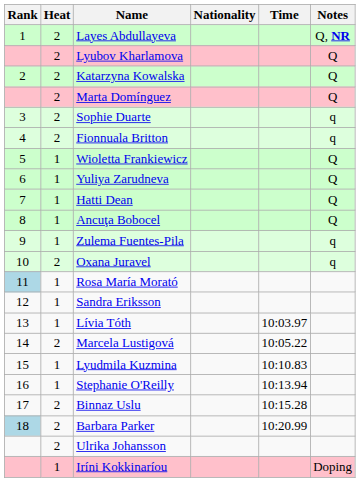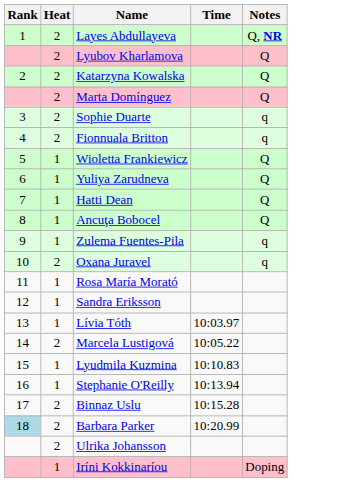- column: (225, 14)
(23, 281) lightblue background -> (23, 281) no background
